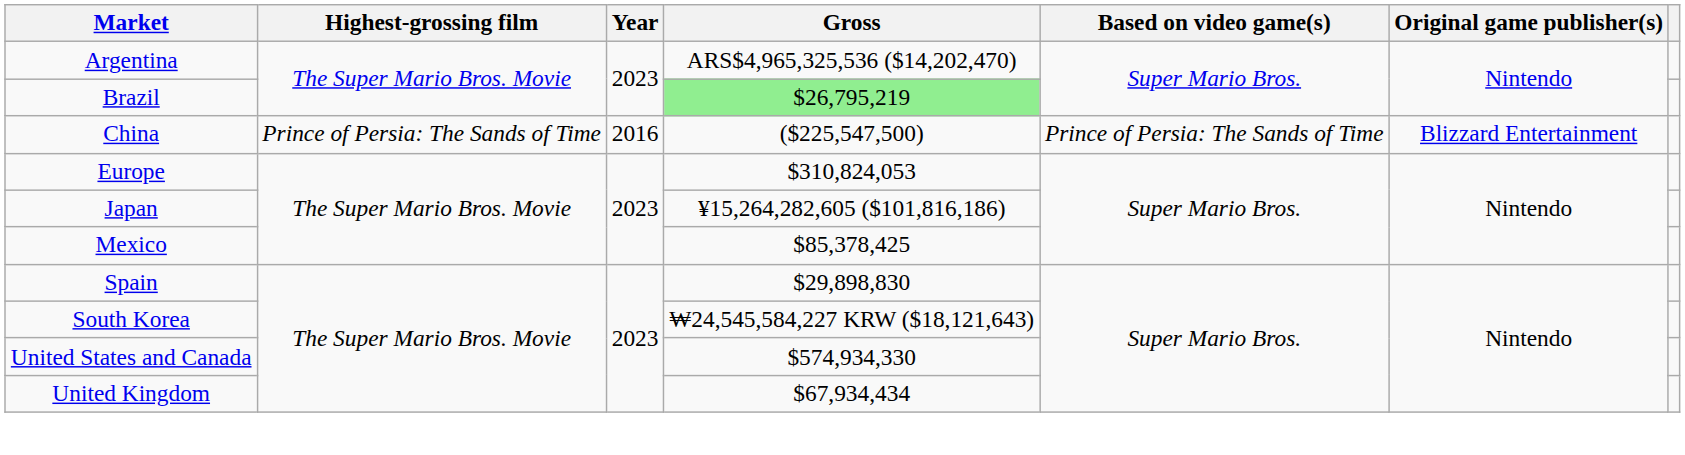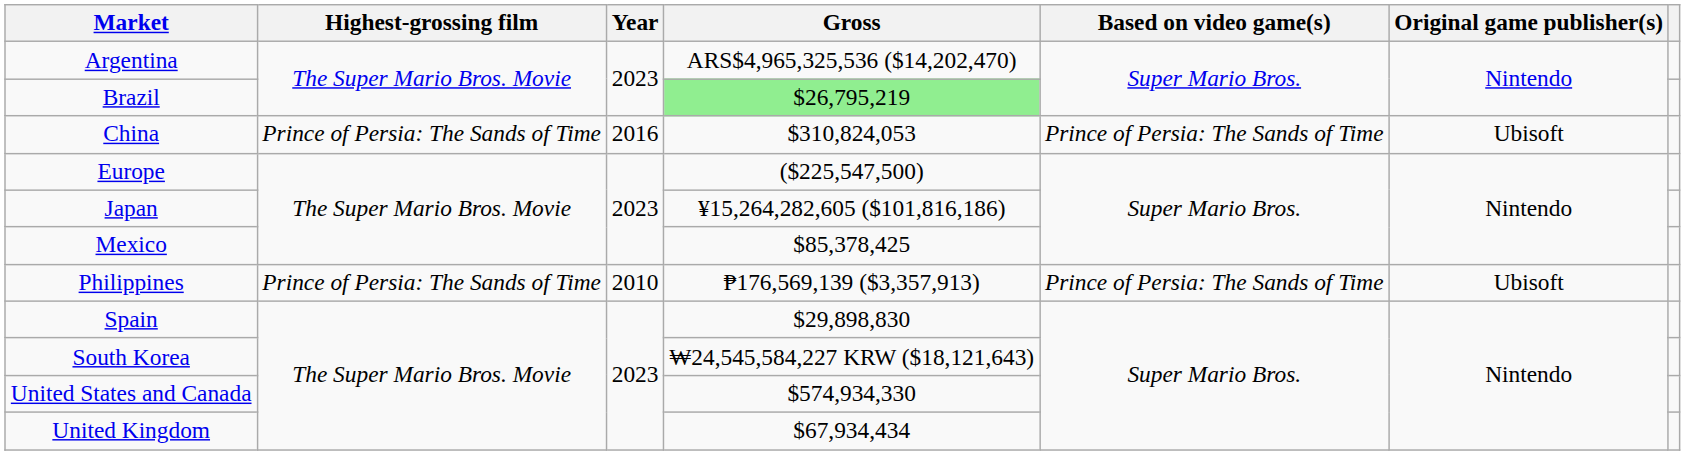(852, 134) ($225,547,500) -> (852, 134) $310,824,053
(1529, 134) Blizzard Entertainment -> (1529, 134) Ubisoft
(852, 171) $310,824,053 -> (852, 171) ($225,547,500)
+ row: (131, 282)
